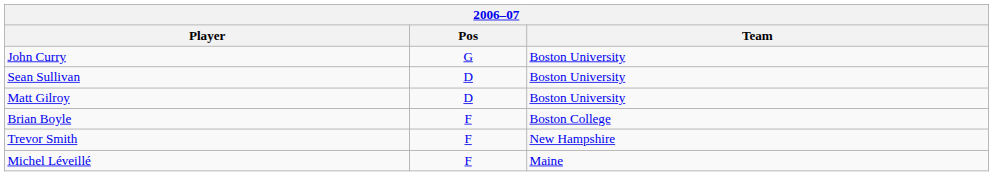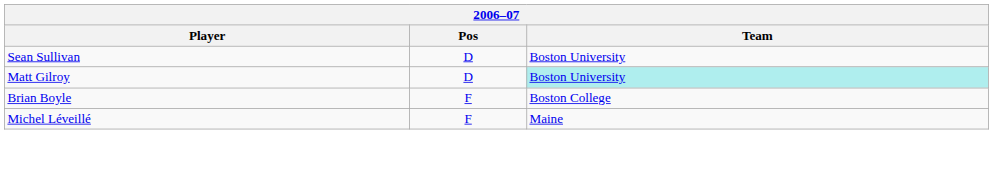- row: (37, 56)
(577, 98) no background -> (577, 77) paleturquoise background
- row: (42, 139)
